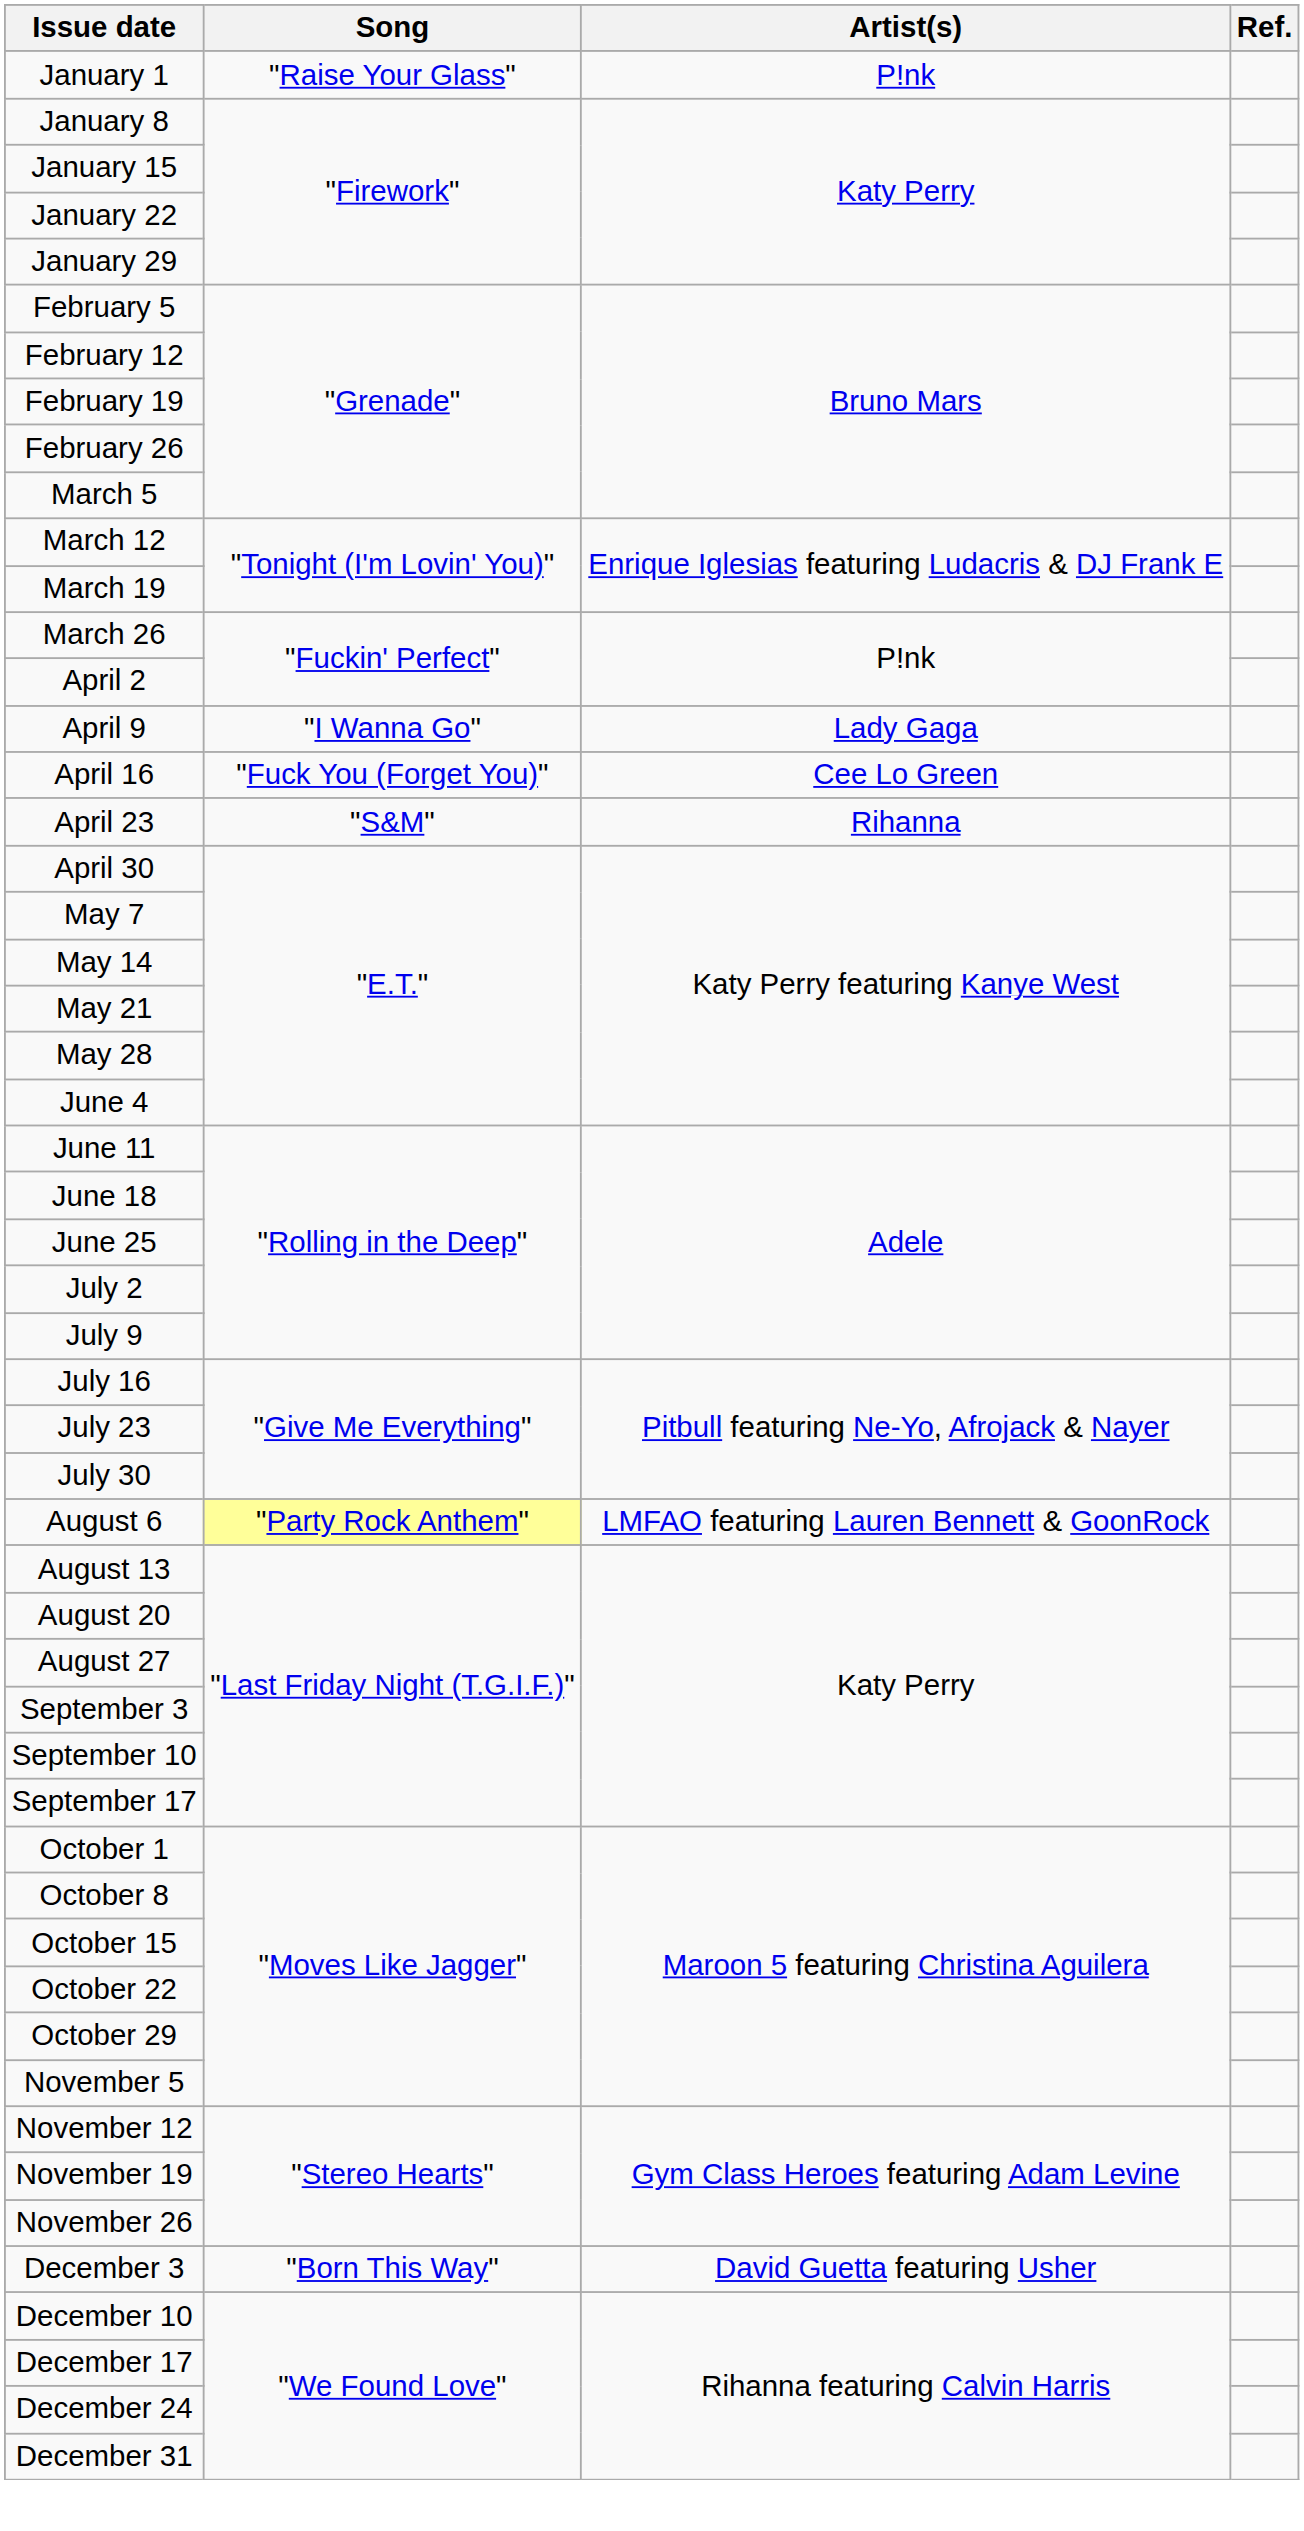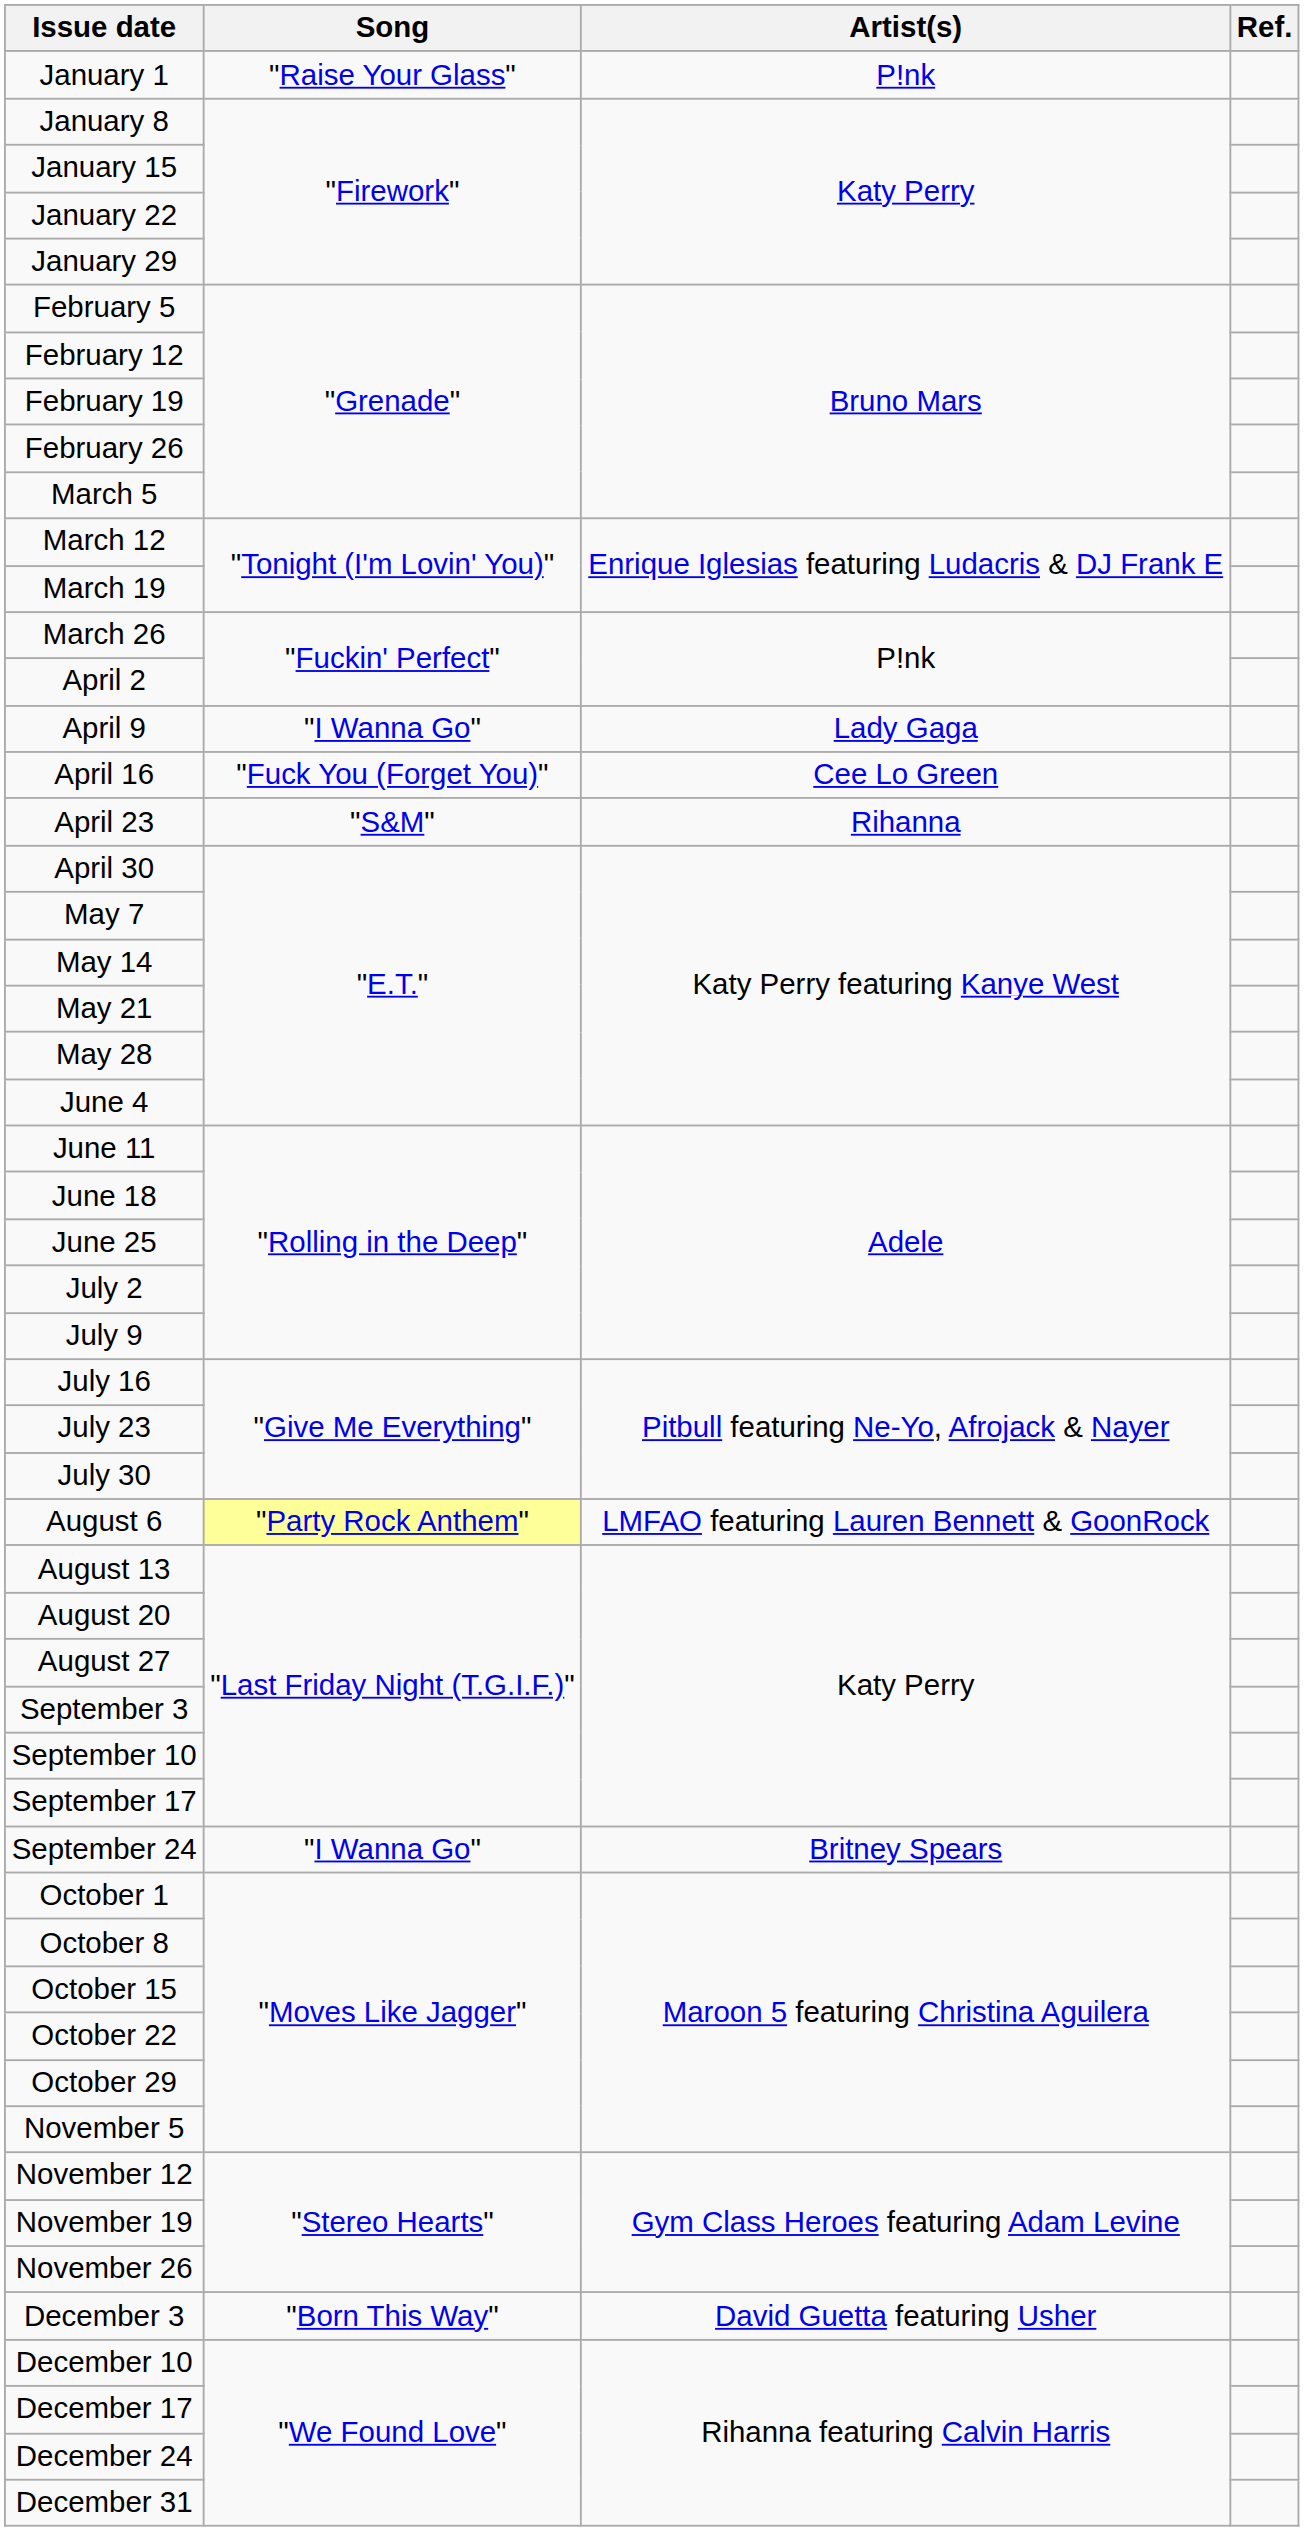+ row: (104, 1848)
